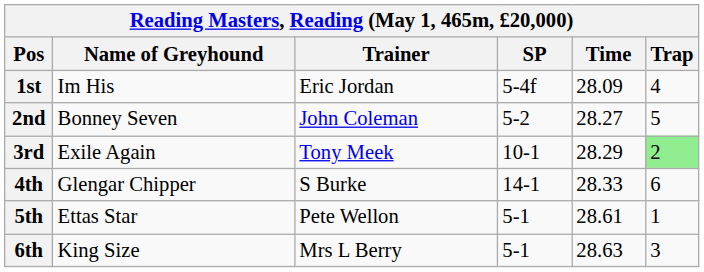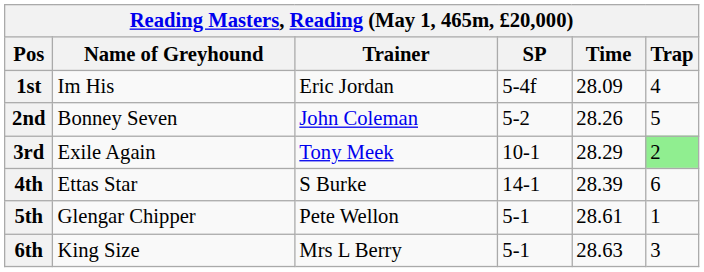(600, 119) 28.27 -> (600, 119) 28.26
(127, 184) Glengar Chipper -> (97, 184) Ettas Star
(600, 184) 28.33 -> (600, 184) 28.39
(97, 217) Ettas Star -> (127, 217) Glengar Chipper
